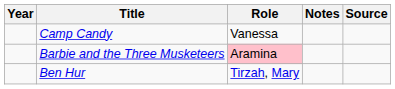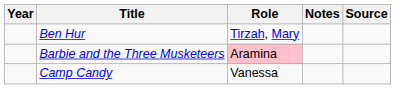rows swapped: (62, 73) <-> (76, 34)
